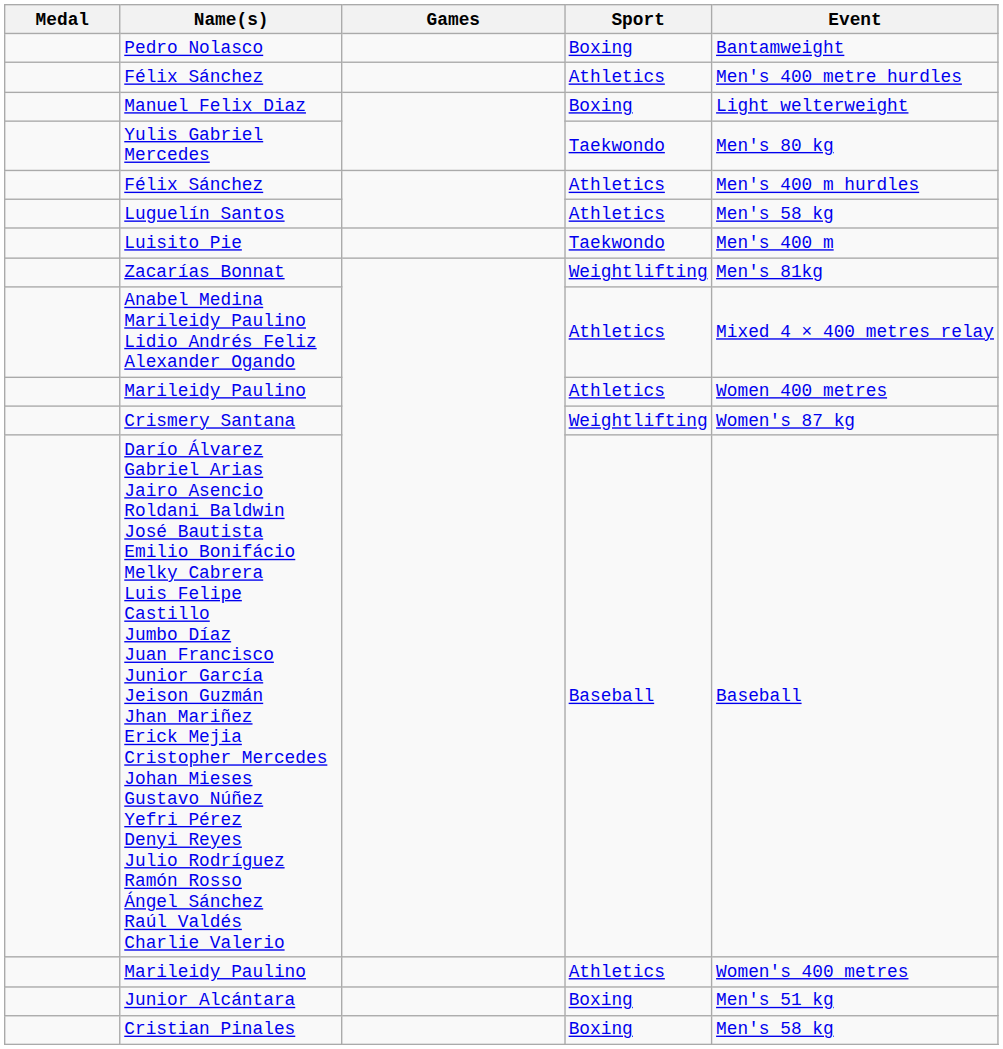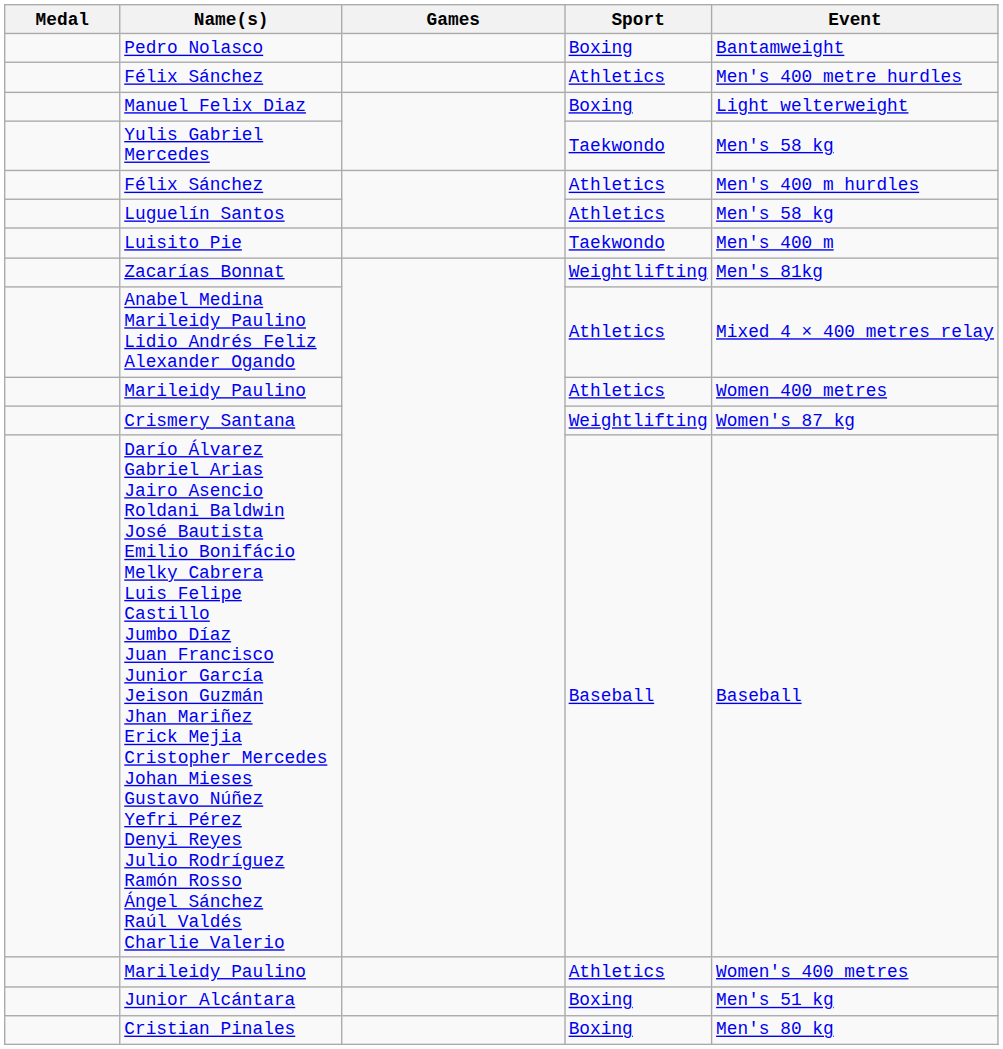(775, 146) Men's 80 kg -> (775, 146) Men's 58 kg
(775, 1030) Men's 58 kg -> (775, 1030) Men's 80 kg
